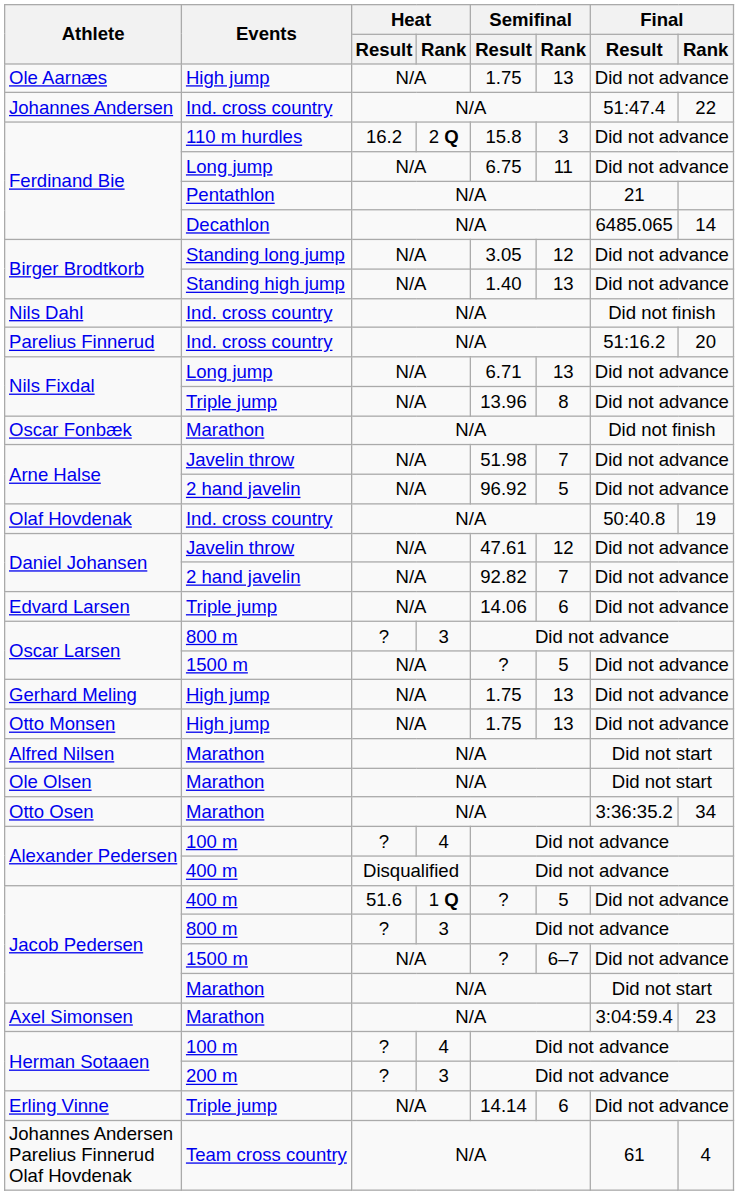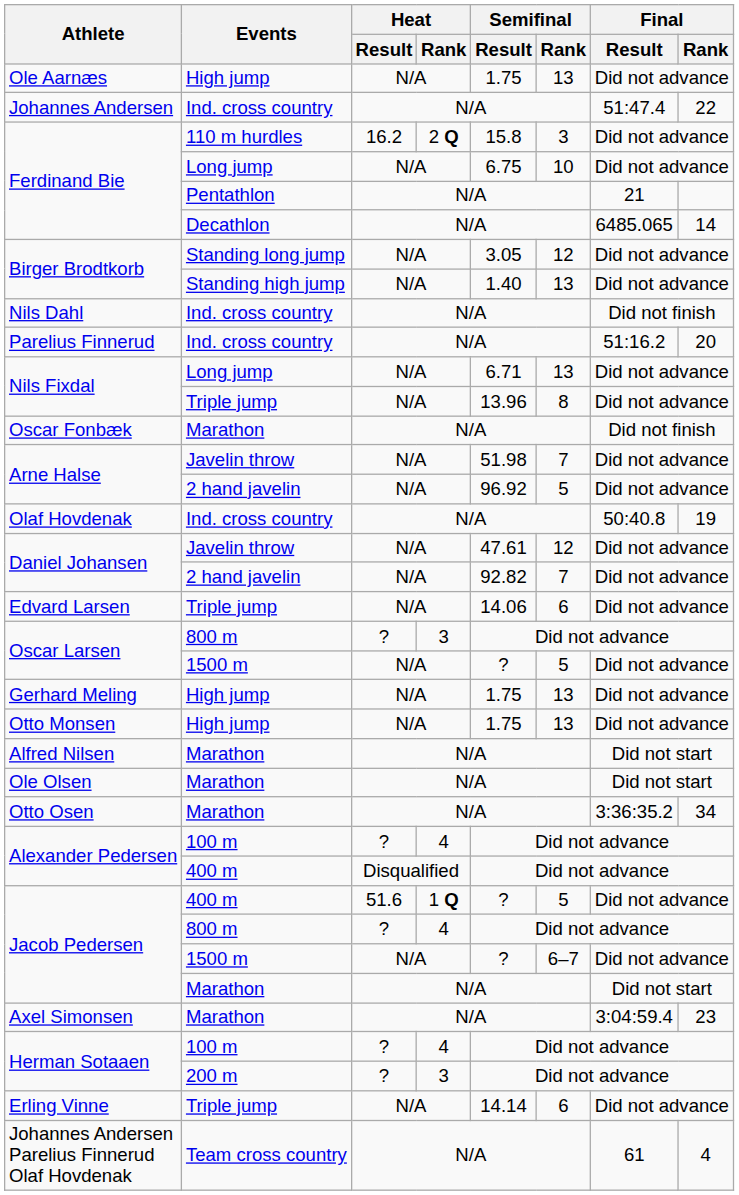(563, 166) 11 -> (563, 166) 10
(444, 929) 3 -> (444, 929) 4
